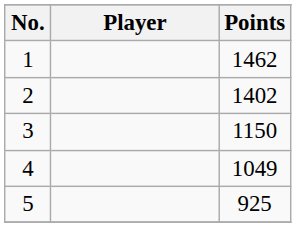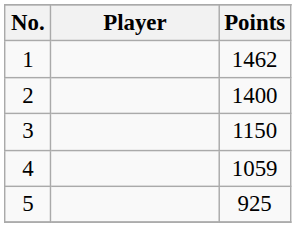(255, 95) 1402 -> (255, 95) 1400
(255, 167) 1049 -> (255, 167) 1059
